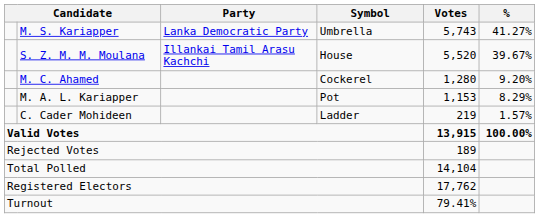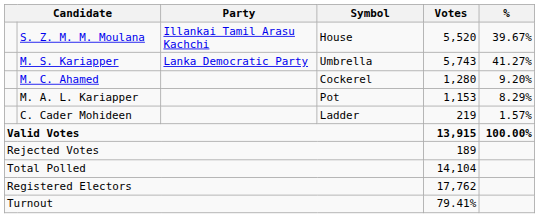rows swapped: (69, 31) <-> (82, 55)
